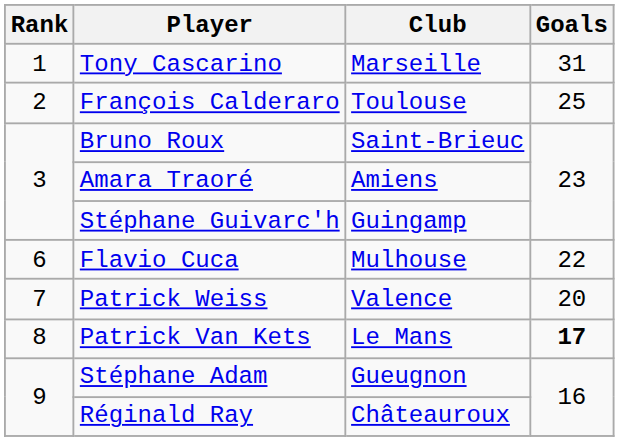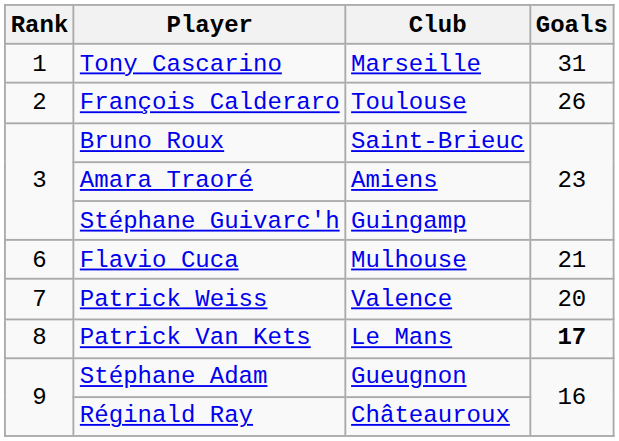(572, 103) 25 -> (572, 103) 26
(572, 260) 22 -> (572, 260) 21
